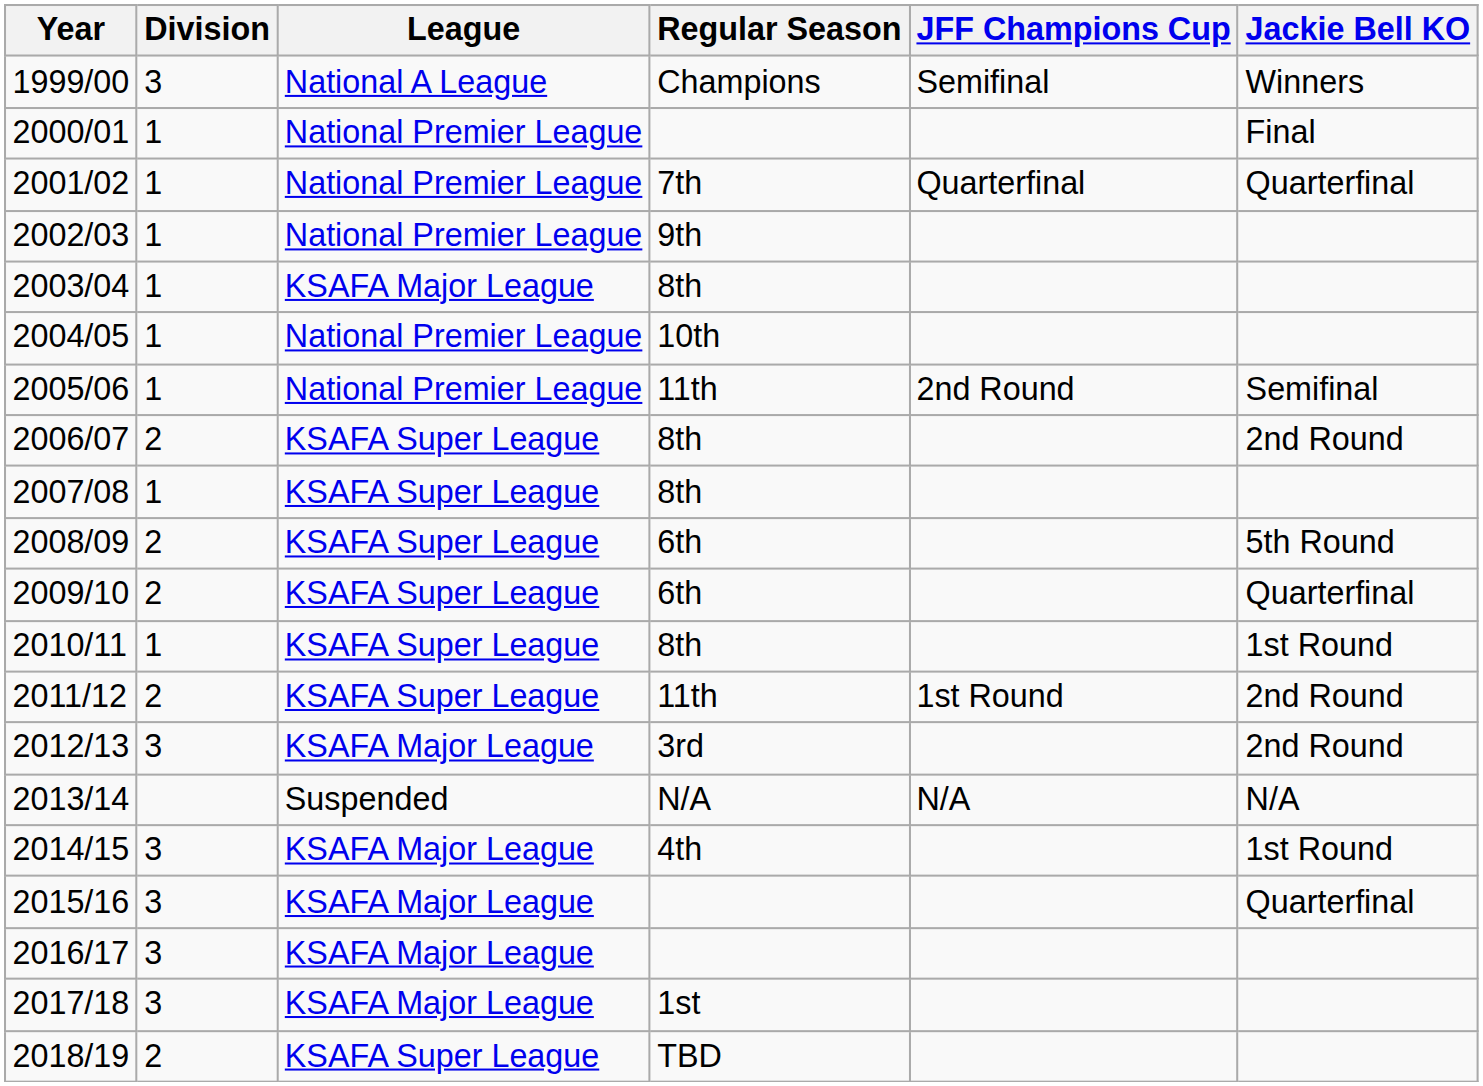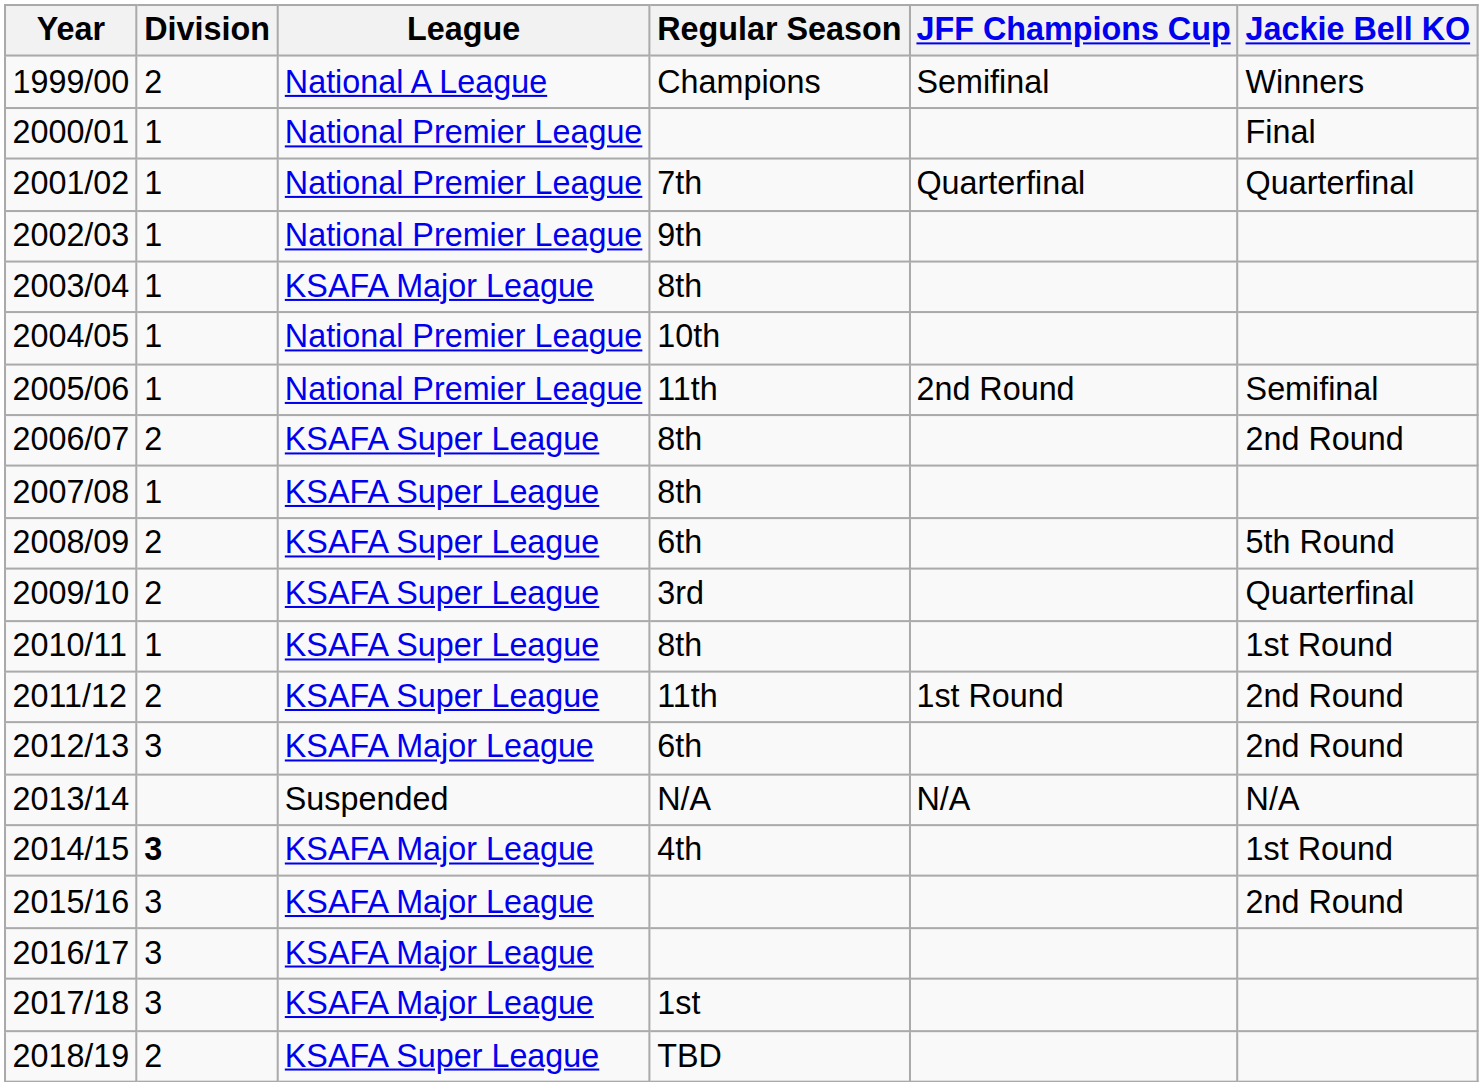(153, 81) 3 -> (153, 81) 2
(680, 593) 6th -> (681, 593) 3rd
(681, 747) 3rd -> (680, 747) 6th
(153, 850) normal -> (153, 850) bold
(1330, 901) Quarterfinal -> (1325, 901) 2nd Round
